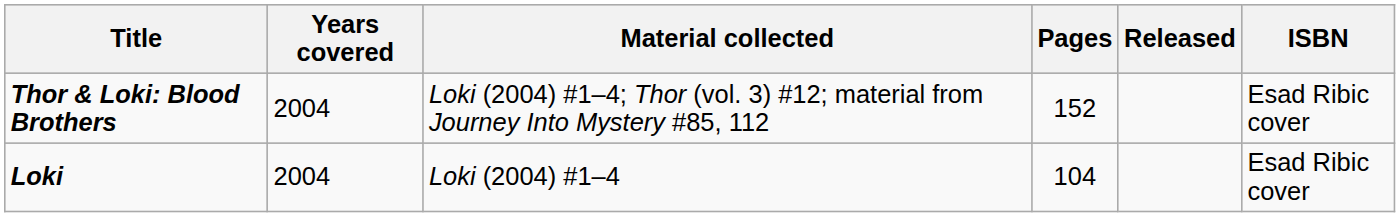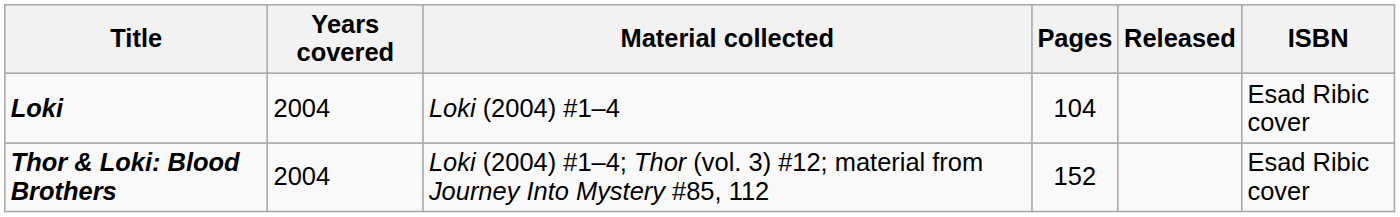rows swapped: (37, 176) <-> (125, 107)
